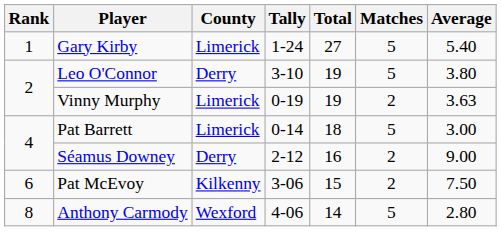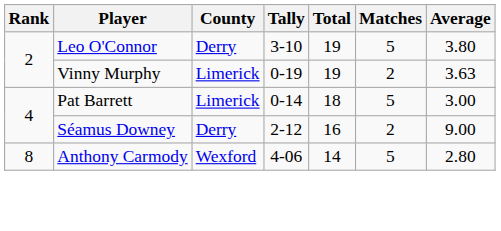- row: (97, 45)
- row: (101, 184)
